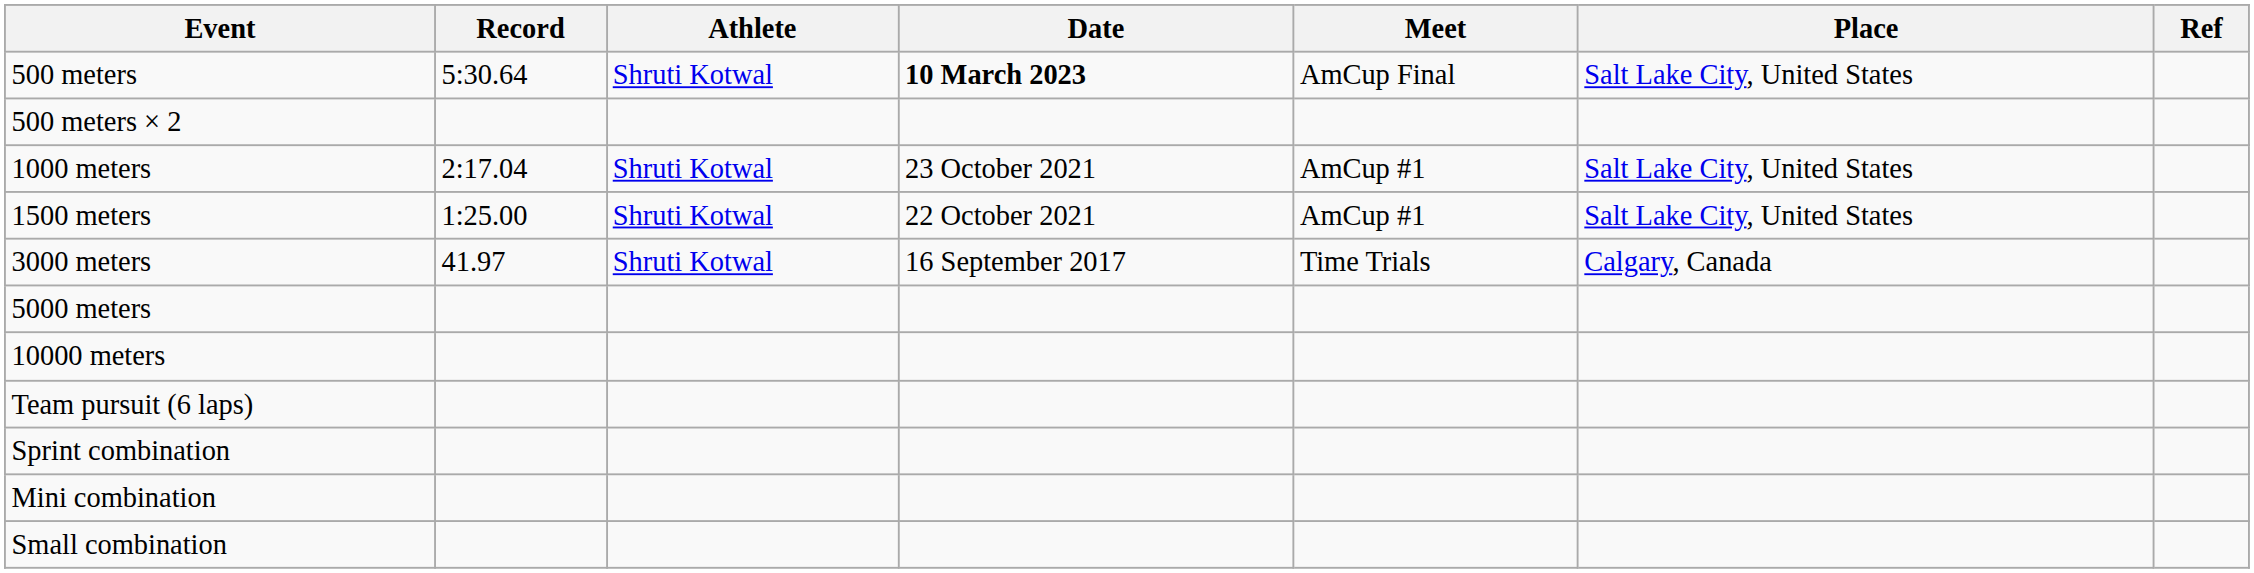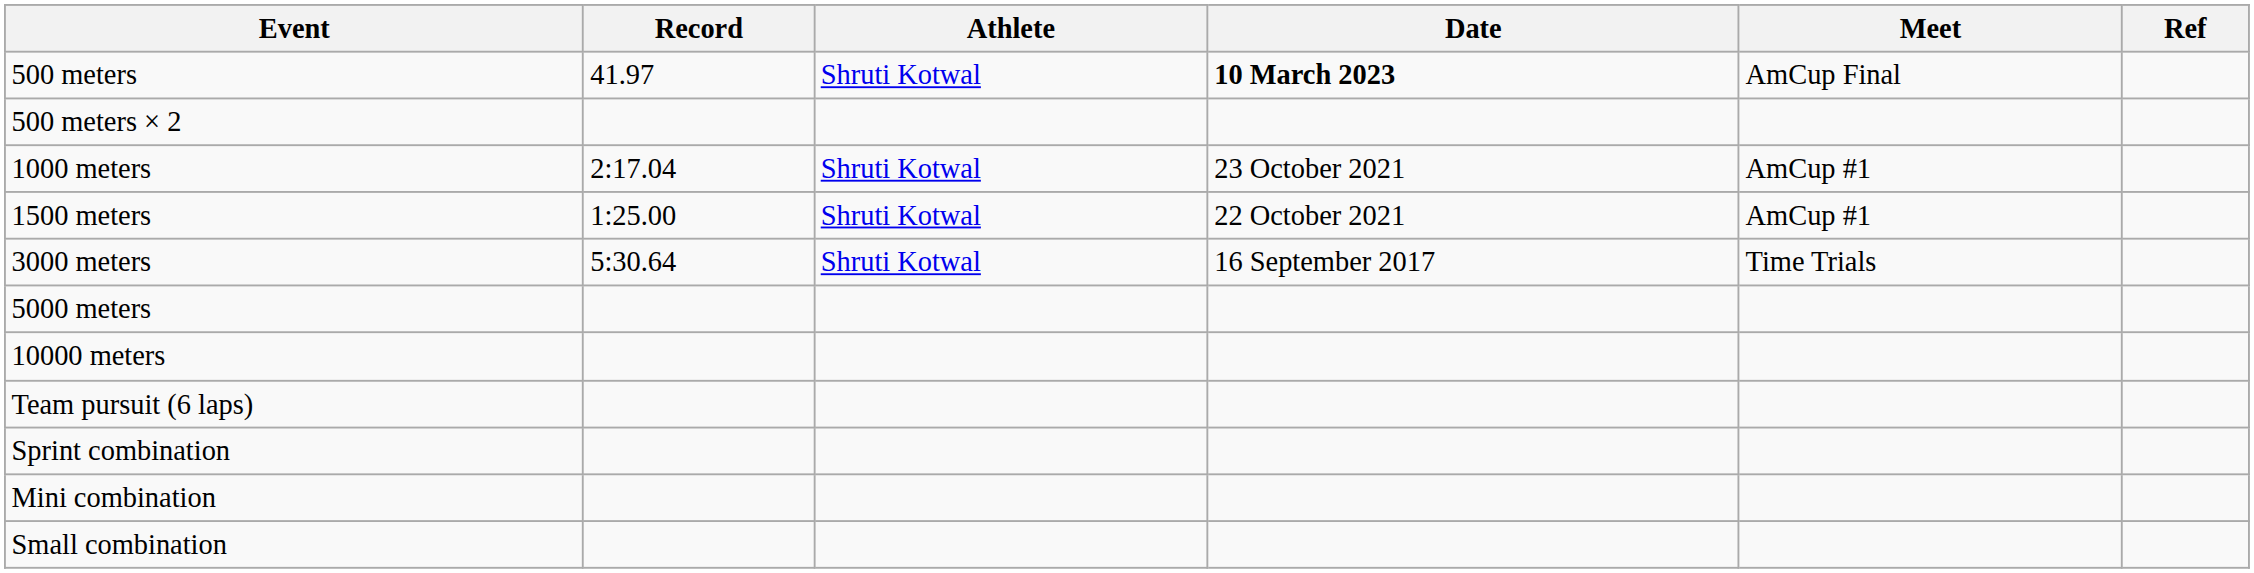- column: (1866, 28)
(485, 74) 5:30.64 -> (622, 74) 41.97
(473, 262) 41.97 -> (633, 262) 5:30.64
